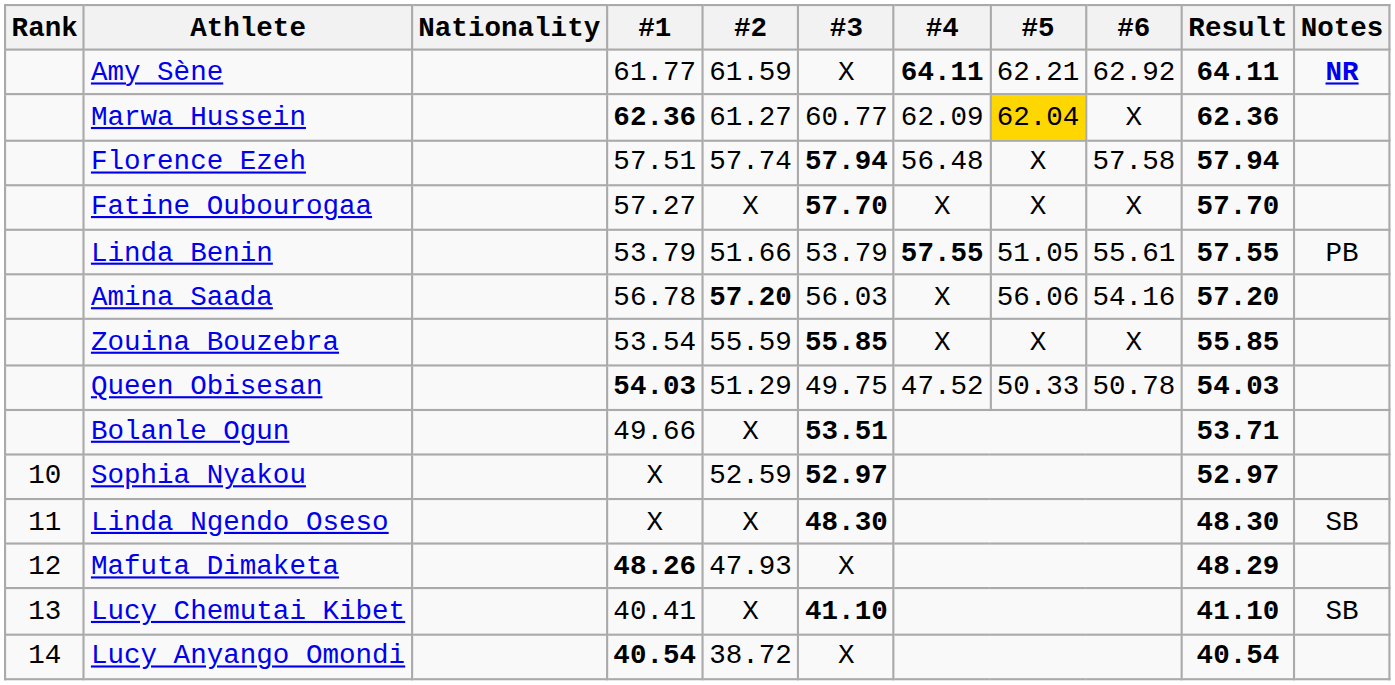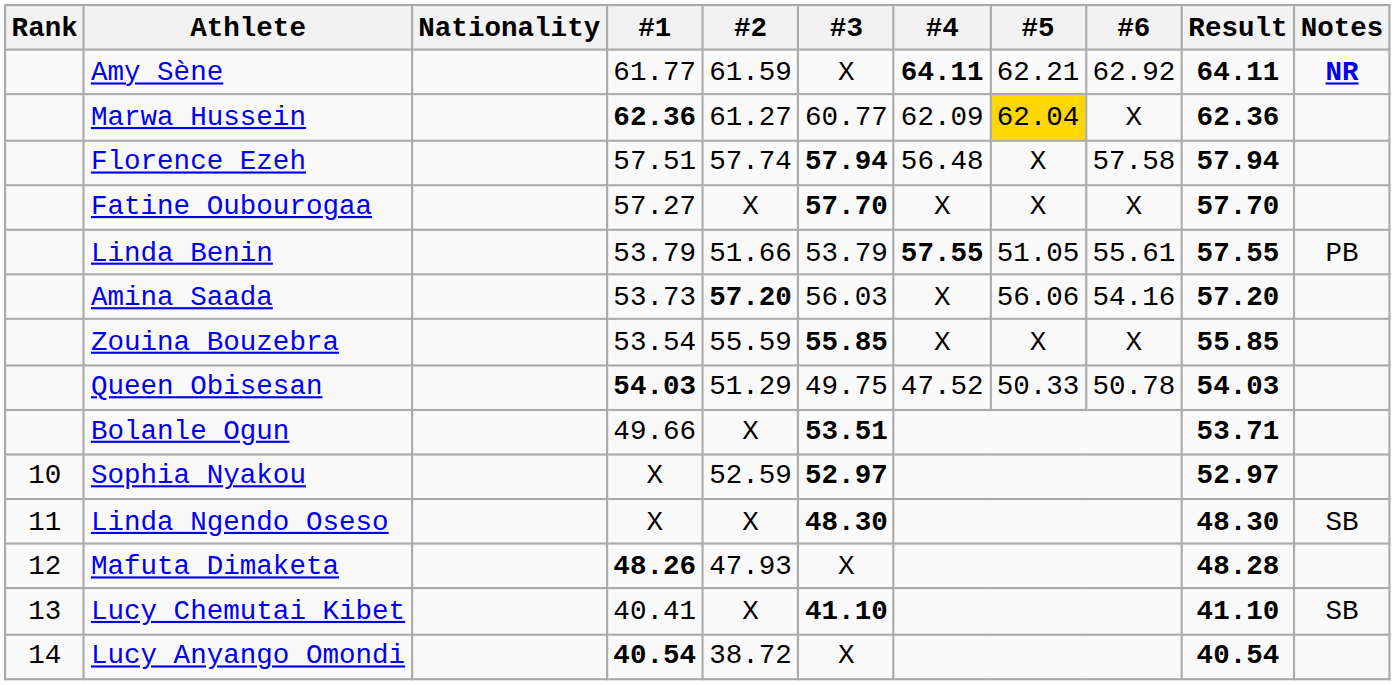(655, 297) 56.78 -> (655, 297) 53.73
(1238, 567) 48.29 -> (1238, 567) 48.28
